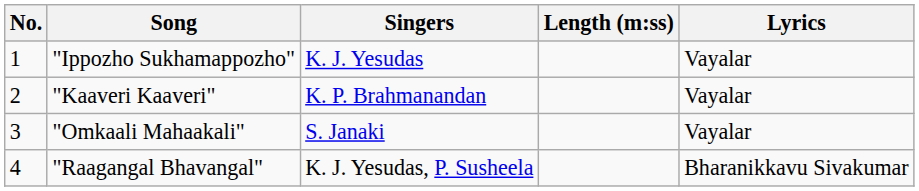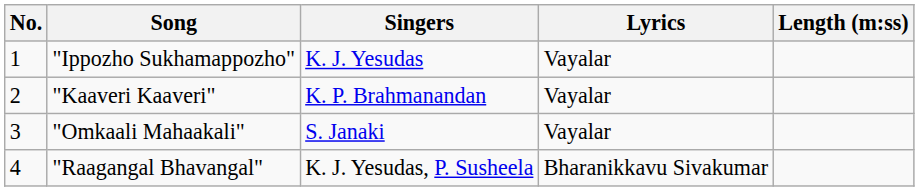columns swapped: (796, 22) <-> (609, 22)
